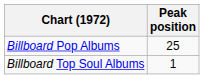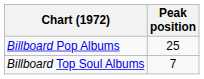(173, 64) 1 -> (173, 64) 7
